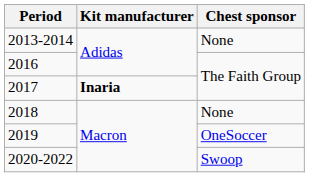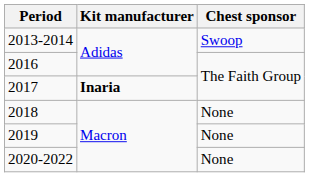(217, 40) None -> (222, 40) Swoop
(234, 135) OneSoccer -> (217, 135) None
(222, 159) Swoop -> (217, 159) None
